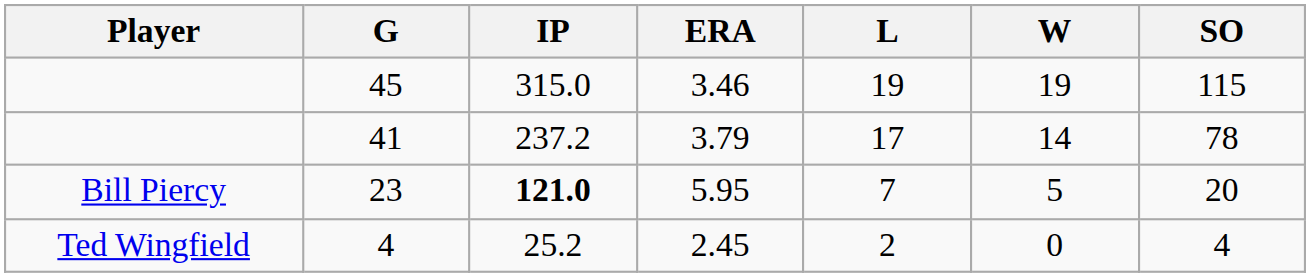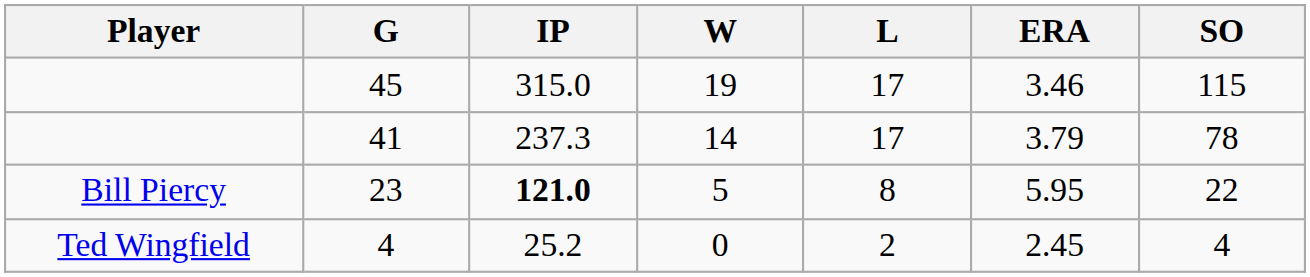columns swapped: (1055, 31) <-> (720, 31)
(887, 84) 19 -> (887, 84) 17
(553, 137) 237.2 -> (553, 137) 237.3
(887, 191) 7 -> (887, 191) 8
(1222, 191) 20 -> (1222, 191) 22
